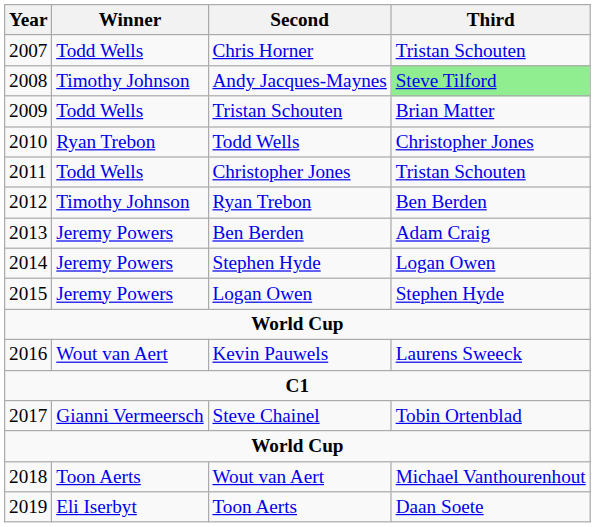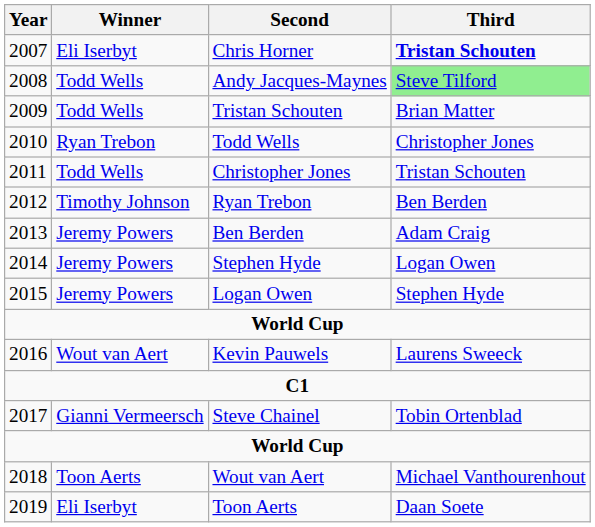(100, 50) Todd Wells -> (97, 50) Eli Iserbyt
(461, 50) normal -> (466, 50) bold
(123, 80) Timothy Johnson -> (100, 80) Todd Wells
